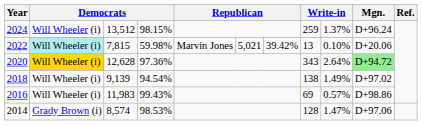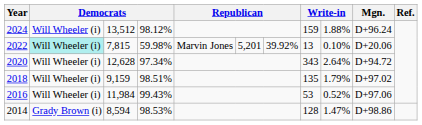(156, 29) 98.15% -> (156, 29) 98.12%
(311, 29) 259 -> (311, 29) 159
(337, 29) 1.37% -> (337, 29) 1.88%
(250, 45) 5,021 -> (250, 45) 5,201
(282, 45) 39.42% -> (282, 45) 39.92%
(66, 62) gold background -> (66, 62) no background
(156, 62) 97.36% -> (156, 62) 97.34%
(373, 62) lightgreen background -> (373, 62) no background
(118, 78) 9,139 -> (118, 78) 9,159
(156, 78) 94.54% -> (156, 78) 98.51%
(311, 78) 138 -> (311, 78) 135
(337, 78) 1.49% -> (337, 78) 1.79%
(121, 95) 11,983 -> (121, 95) 11,984
(308, 95) 69 -> (308, 95) 53
(337, 95) 0.57% -> (337, 95) 0.52%
(373, 95) D+98.86 -> (373, 95) D+97.06
(118, 111) 8,574 -> (118, 111) 8,594
(373, 111) D+97.06 -> (373, 111) D+98.86
